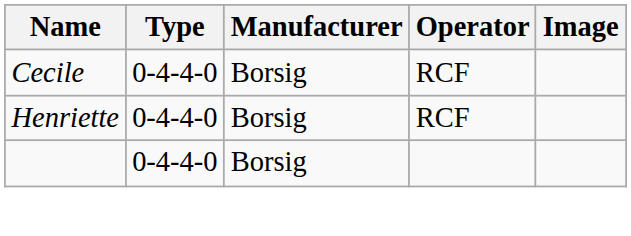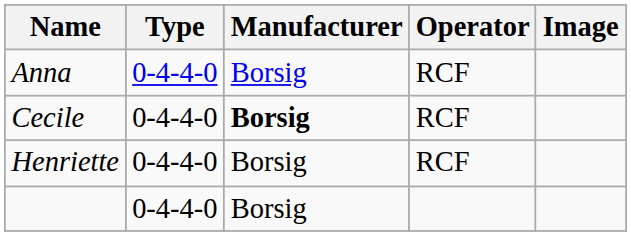+ row: (42, 72)
(269, 72) normal -> (270, 117) bold
